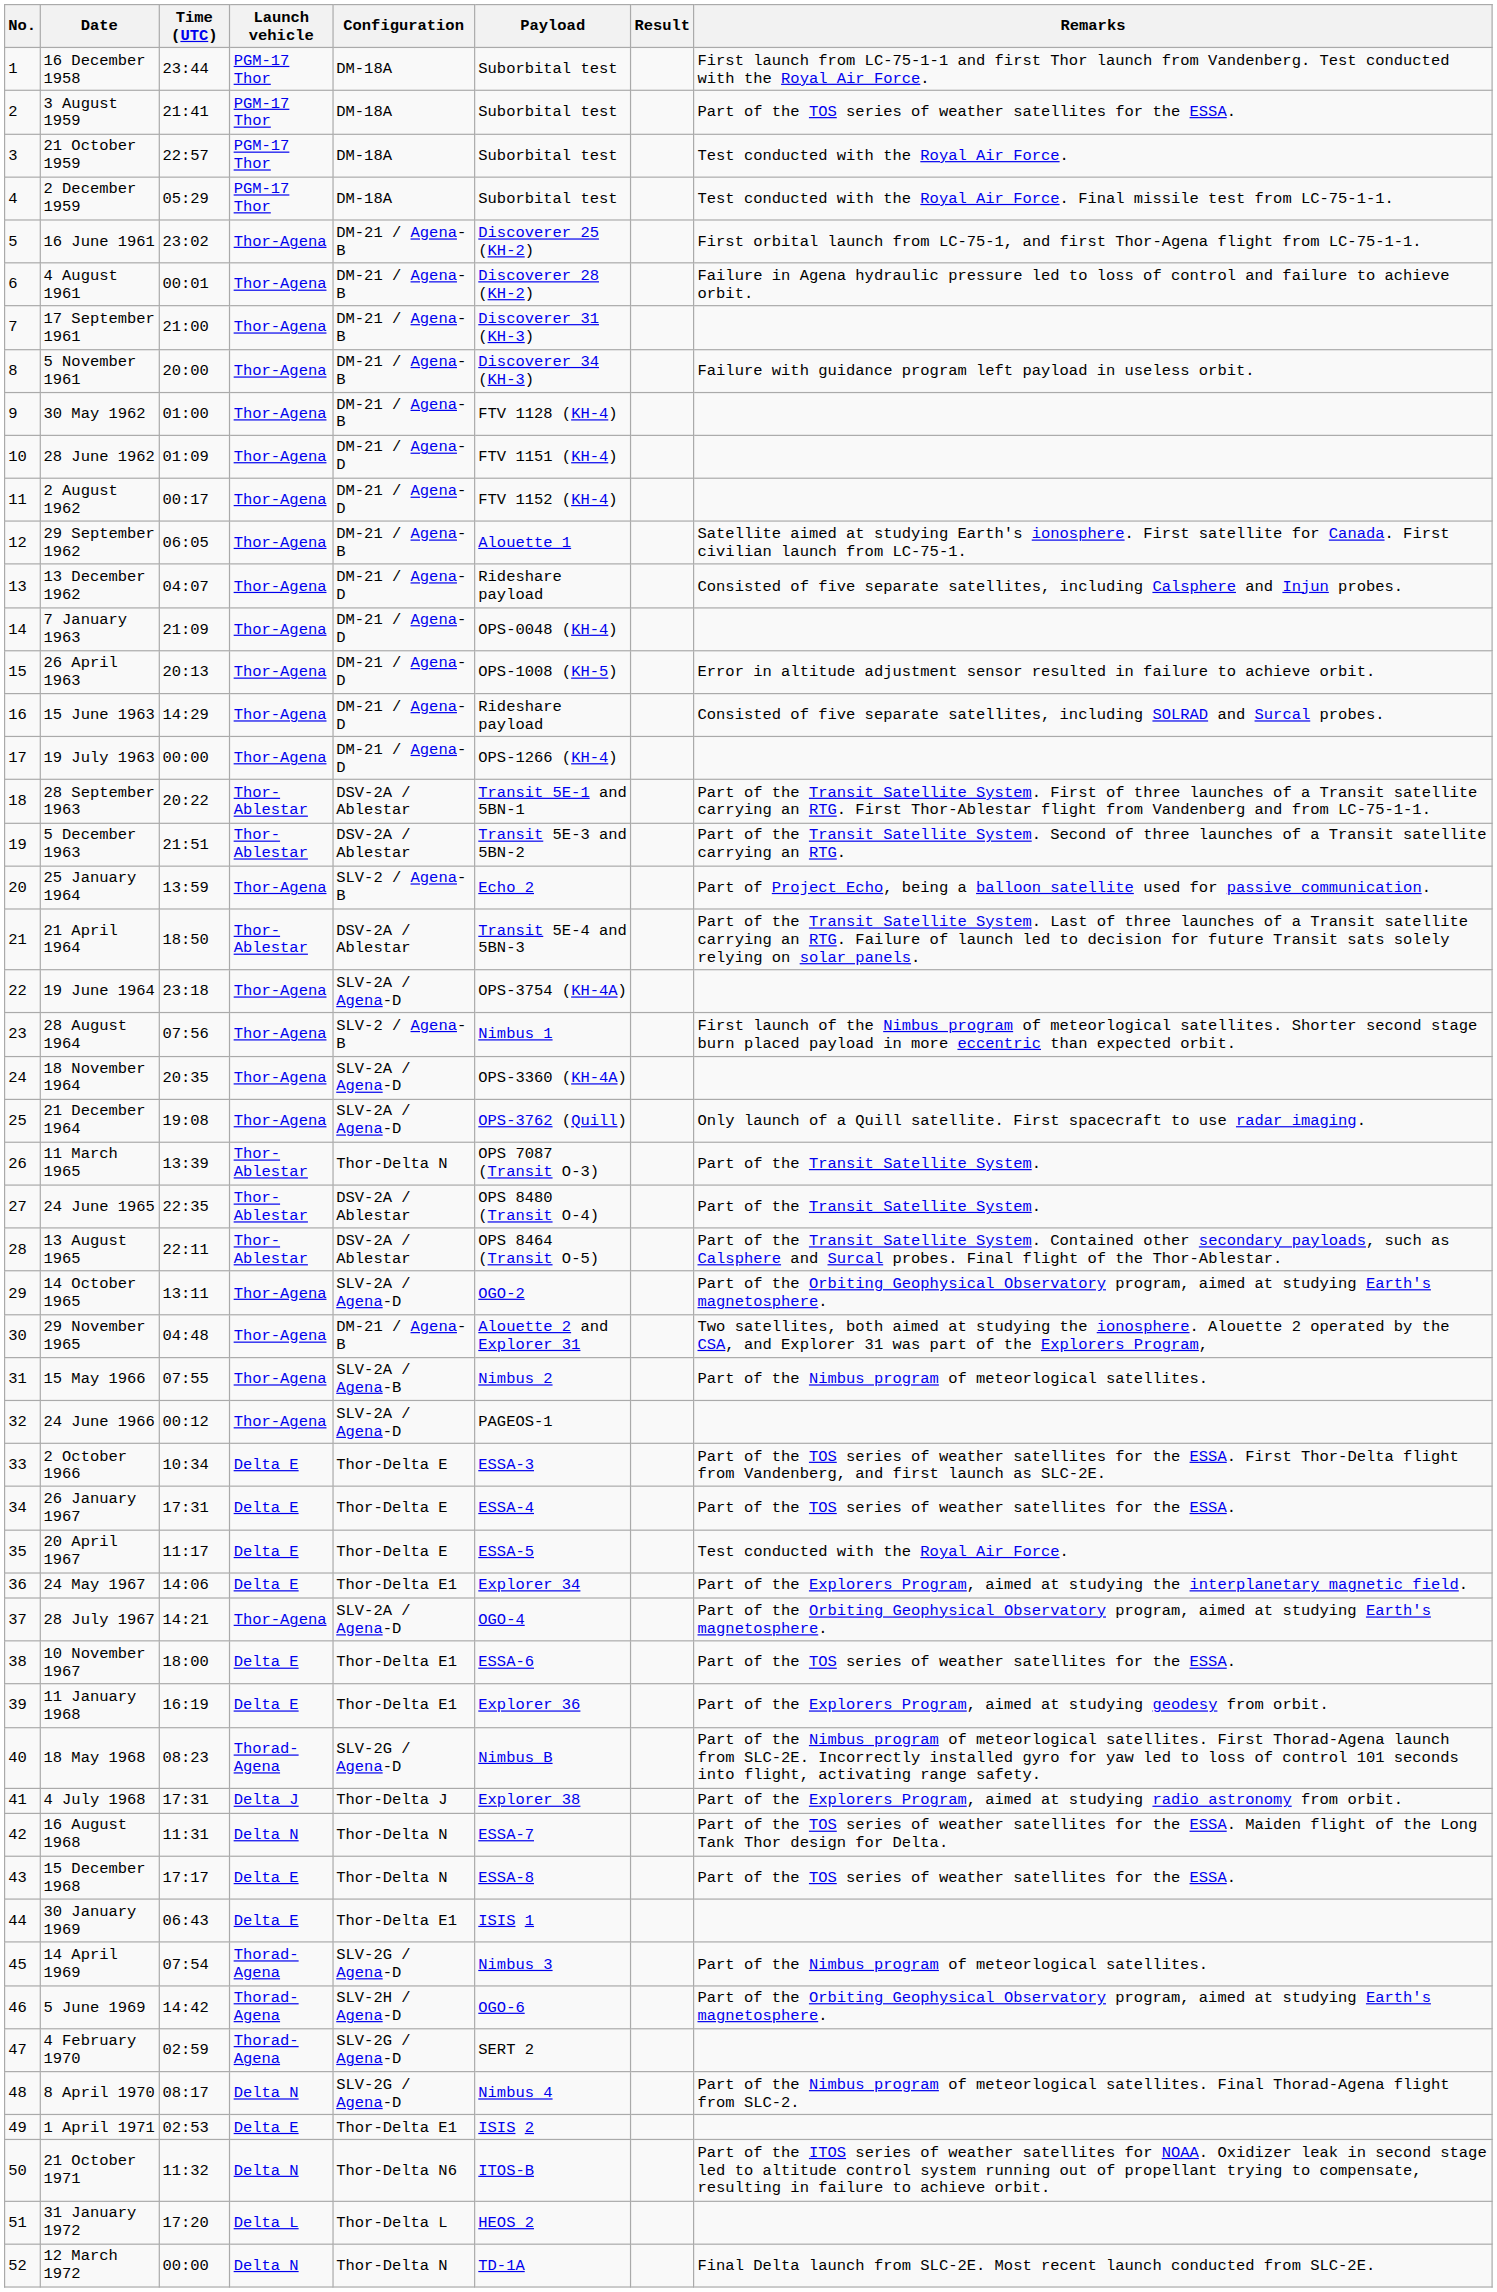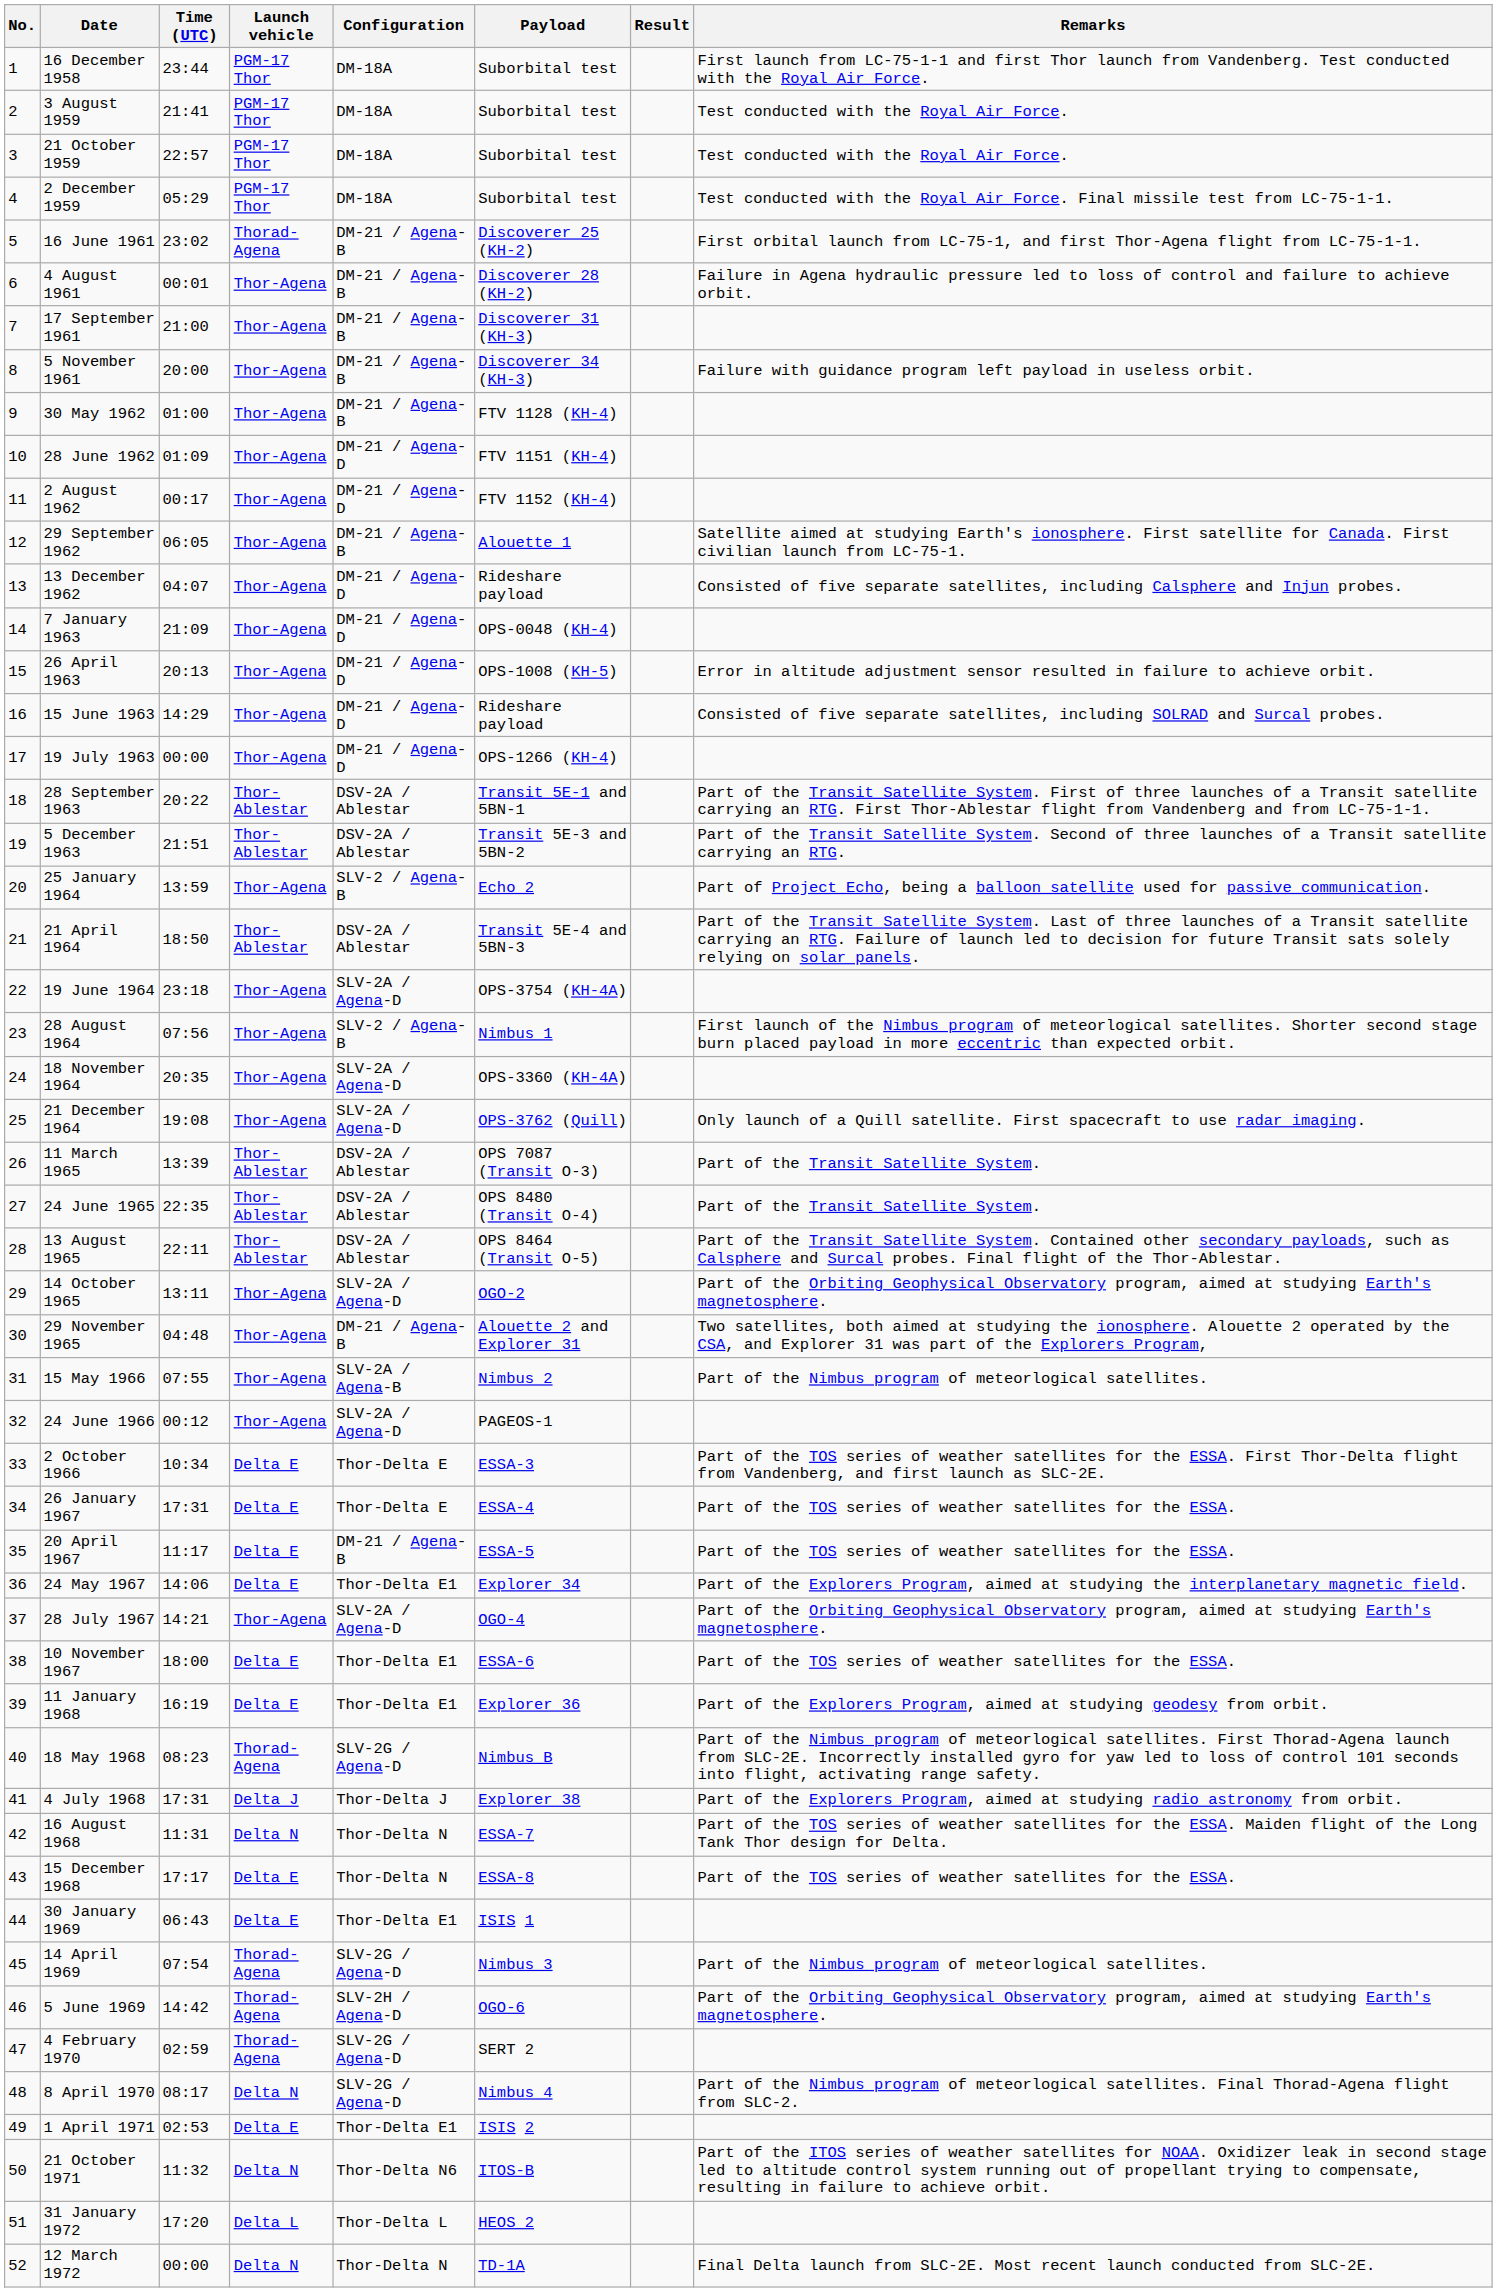(967, 112) Part of the TOS series of weather satellites for the ESSA. -> (883, 112) Test conducted with the Royal Air Force.
(280, 241) Thor-Agena -> (266, 241) Thorad-Agena
(392, 1164) Thor-Delta N -> (373, 1164) DSV-2A / Ablestar
(392, 1551) Thor-Delta E -> (401, 1551) DM-21 / Agena-B
(883, 1551) Test conducted with the Royal Air Force. -> (967, 1551) Part of the TOS series of weather satellites for the ESSA.
